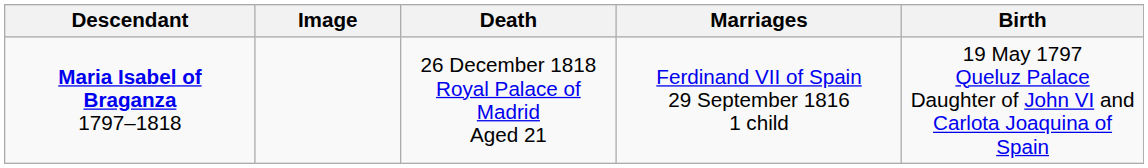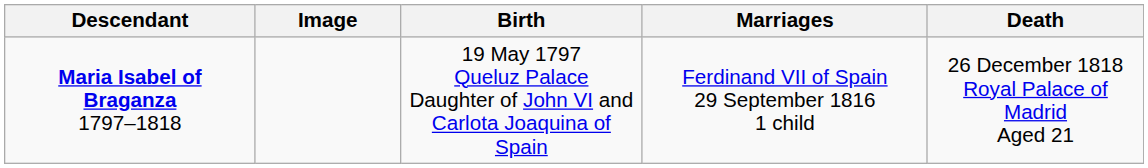columns swapped: (1023, 20) <-> (508, 20)
